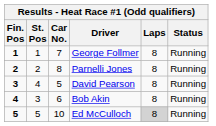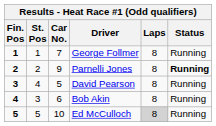(59, 69) 8 -> (59, 69) 9
(188, 69) normal -> (190, 69) bold
